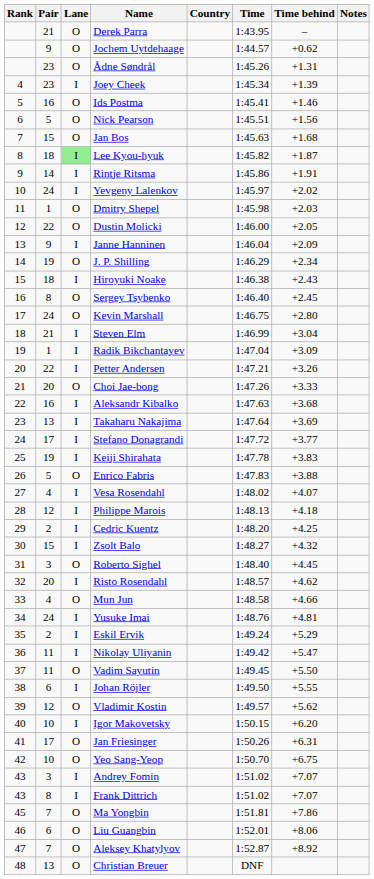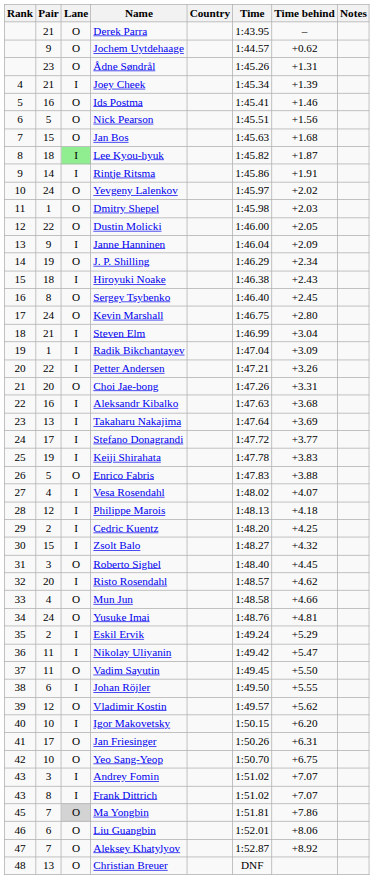(49, 84) 23 -> (49, 84) 21
(76, 191) I -> (76, 191) O
(305, 386) +3.33 -> (305, 386) +3.31
(76, 617) I -> (76, 617) O
(76, 812) no background -> (76, 812) lightgrey background
